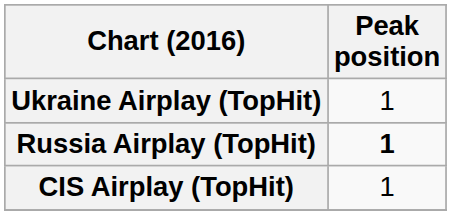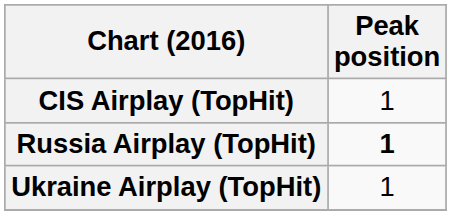rows swapped: (166, 187) <-> (166, 100)
